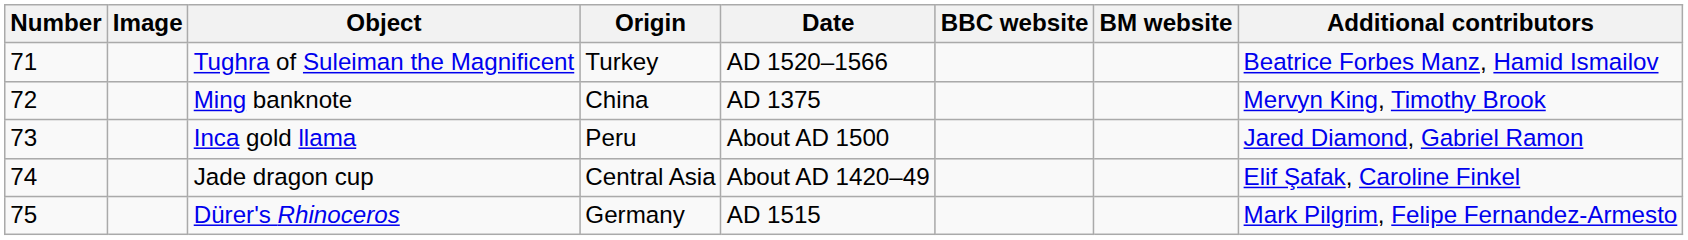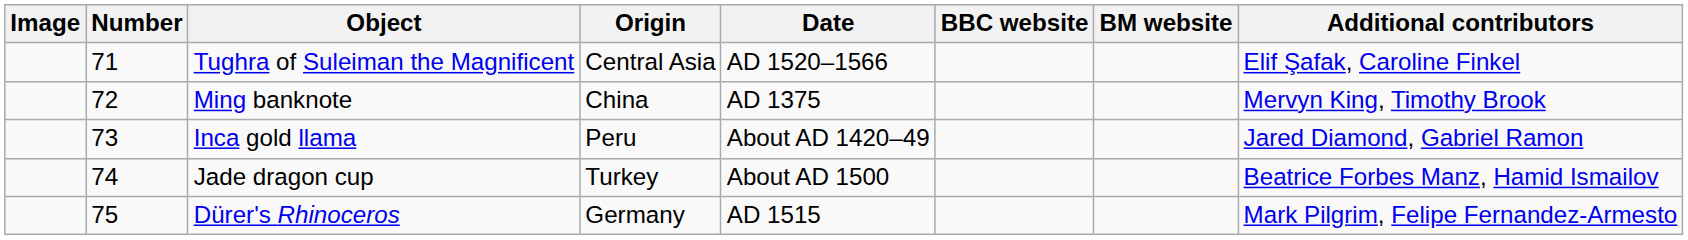columns swapped: (148, 23) <-> (56, 23)
(622, 61) Turkey -> (651, 61) Central Asia
(1451, 61) Beatrice Forbes Manz, Hamid Ismailov -> (1382, 61) Elif Şafak, Caroline Finkel
(808, 138) About AD 1500 -> (828, 138) About AD 1420–49
(651, 176) Central Asia -> (622, 176) Turkey
(828, 176) About AD 1420–49 -> (808, 176) About AD 1500
(1382, 176) Elif Şafak, Caroline Finkel -> (1451, 176) Beatrice Forbes Manz, Hamid Ismailov
